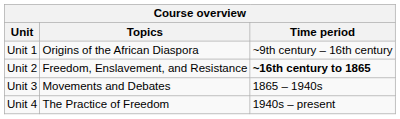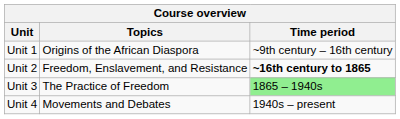(106, 86) Movements and Debates -> (106, 86) The Practice of Freedom
(288, 86) no background -> (288, 86) lightgreen background
(106, 104) The Practice of Freedom -> (106, 104) Movements and Debates
